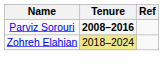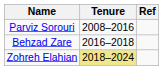(108, 27) bold -> (108, 27) normal
+ row: (42, 42)
